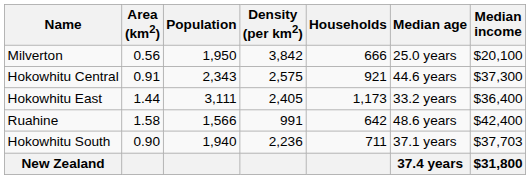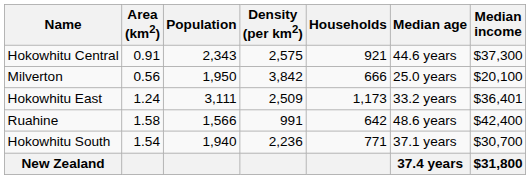rows swapped: (35, 55) <-> (63, 77)
(147, 98) 1.44 -> (147, 98) 1.24
(286, 98) 2,405 -> (286, 98) 2,509
(498, 98) $36,400 -> (498, 98) $36,401
(147, 142) 0.90 -> (147, 142) 1.54
(376, 142) 711 -> (375, 142) 771
(498, 142) $37,703 -> (498, 142) $30,700
